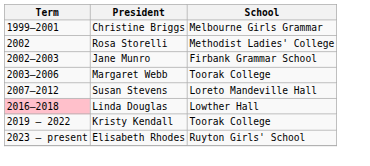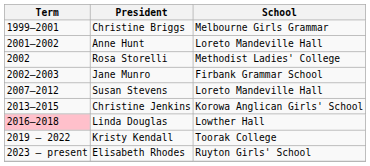+ row: (118, 44)
- row: (130, 75)
+ row: (142, 106)
